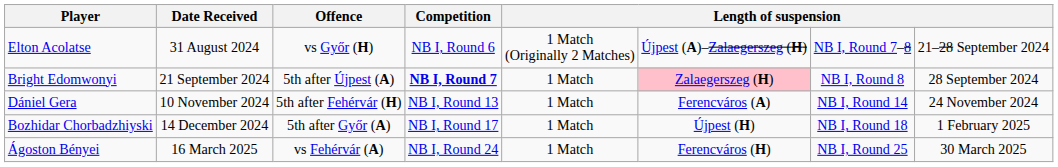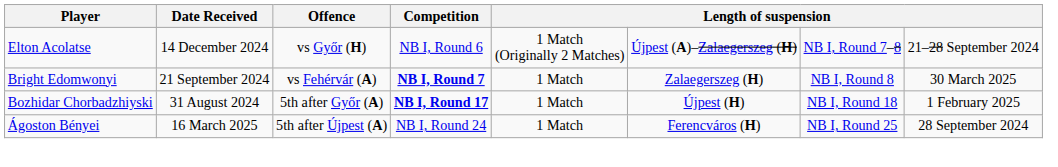(214, 47) 31 August 2024 -> (214, 47) 14 December 2024
(339, 79) 5th after Újpest (A) -> (332, 79) vs Fehérvár (A)
(724, 79) pink background -> (714, 79) no background
(983, 79) 28 September 2024 -> (973, 79) 30 March 2025
- row: (42, 102)
(214, 125) 14 December 2024 -> (214, 102) 31 August 2024
(453, 125) normal -> (441, 102) bold
(339, 149) vs Fehérvár (A) -> (332, 125) 5th after Újpest (A)
(983, 149) 30 March 2025 -> (973, 125) 28 September 2024
